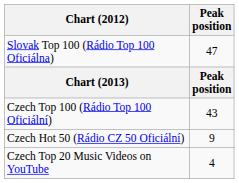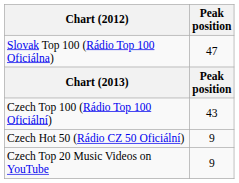(212, 163) 4 -> (212, 163) 9
